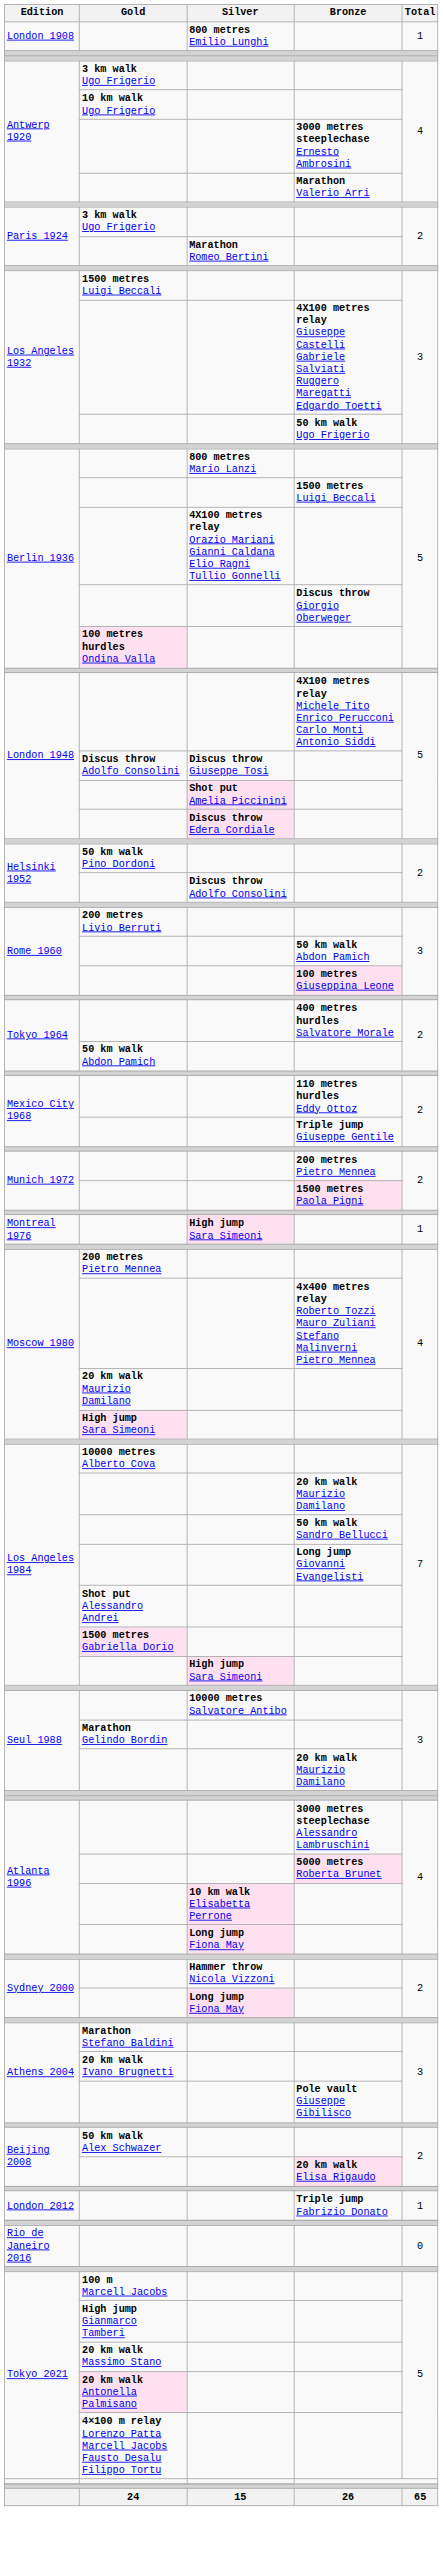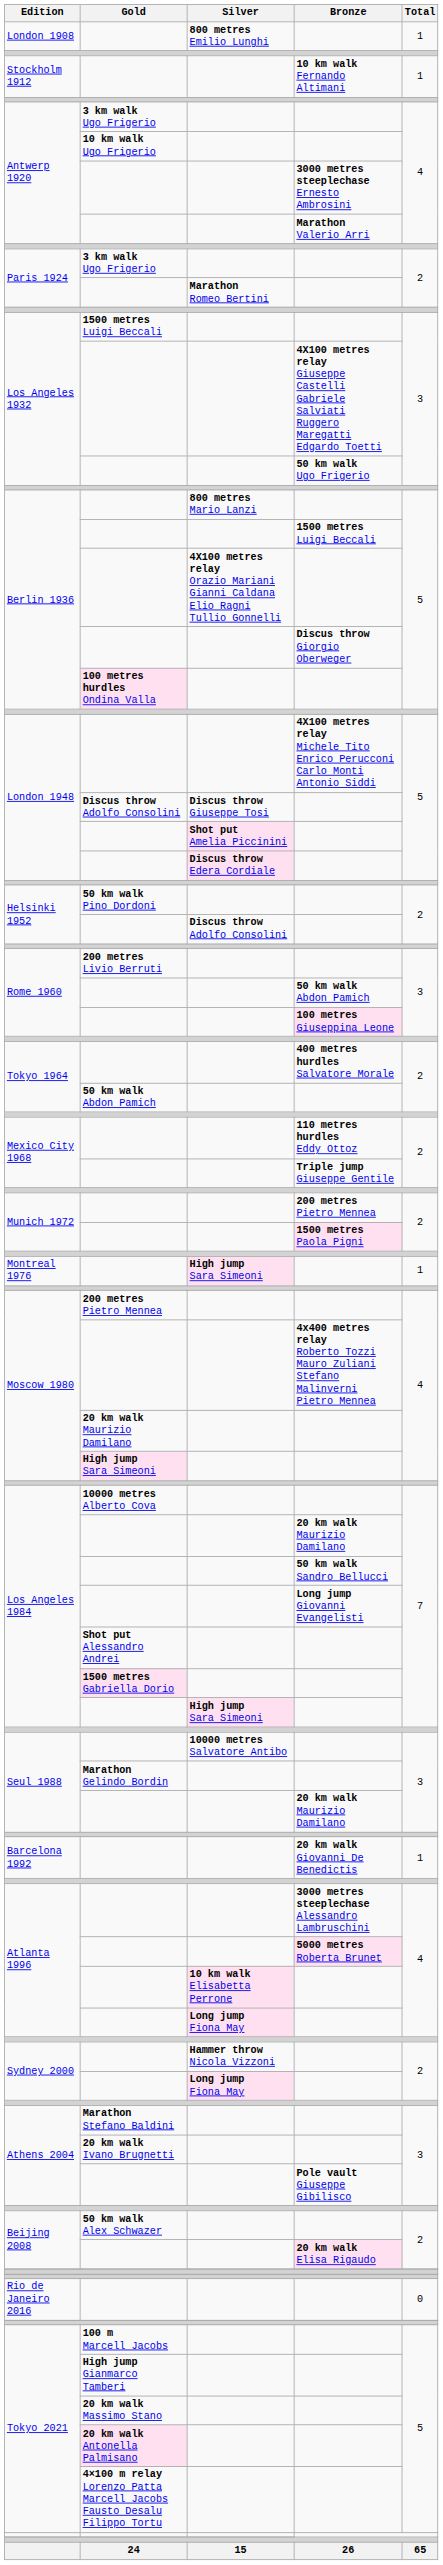+ row: (134, 76)
+ row: (134, 1857)
- row: (133, 2205)
